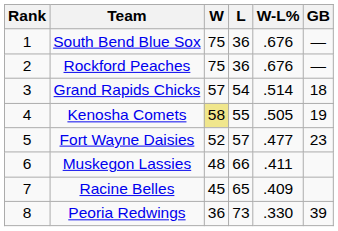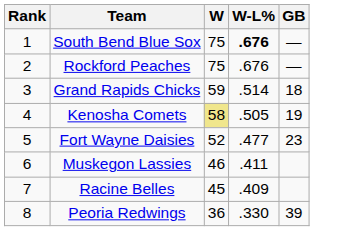- column: (241, 16)
(278, 41) normal -> (254, 41) bold
(216, 90) 57 -> (216, 90) 59
(216, 164) 48 -> (216, 164) 46
